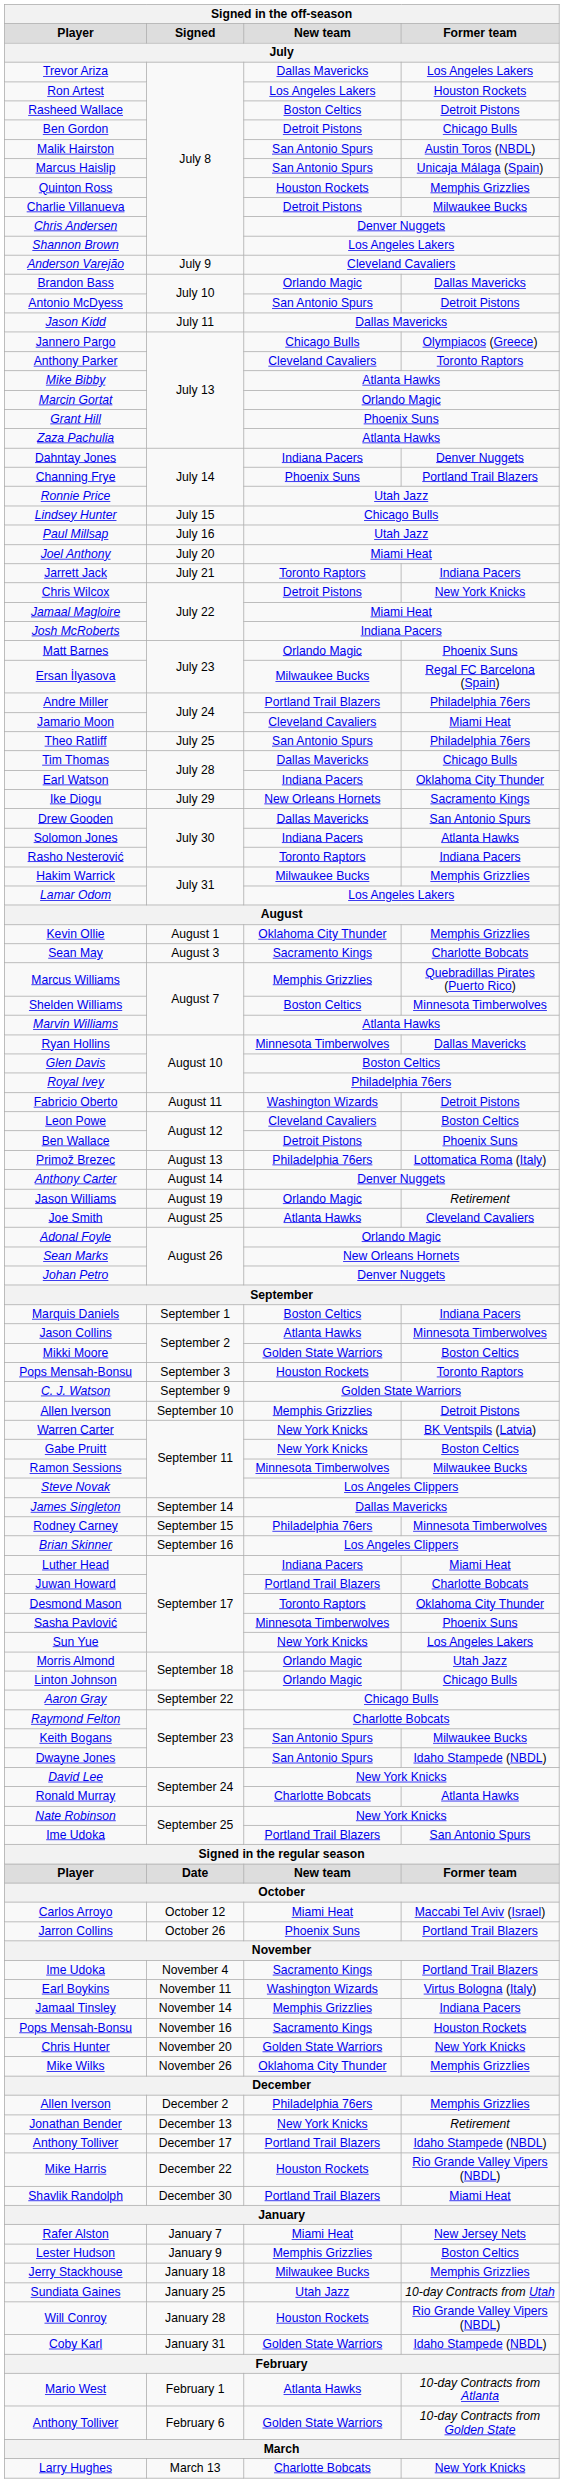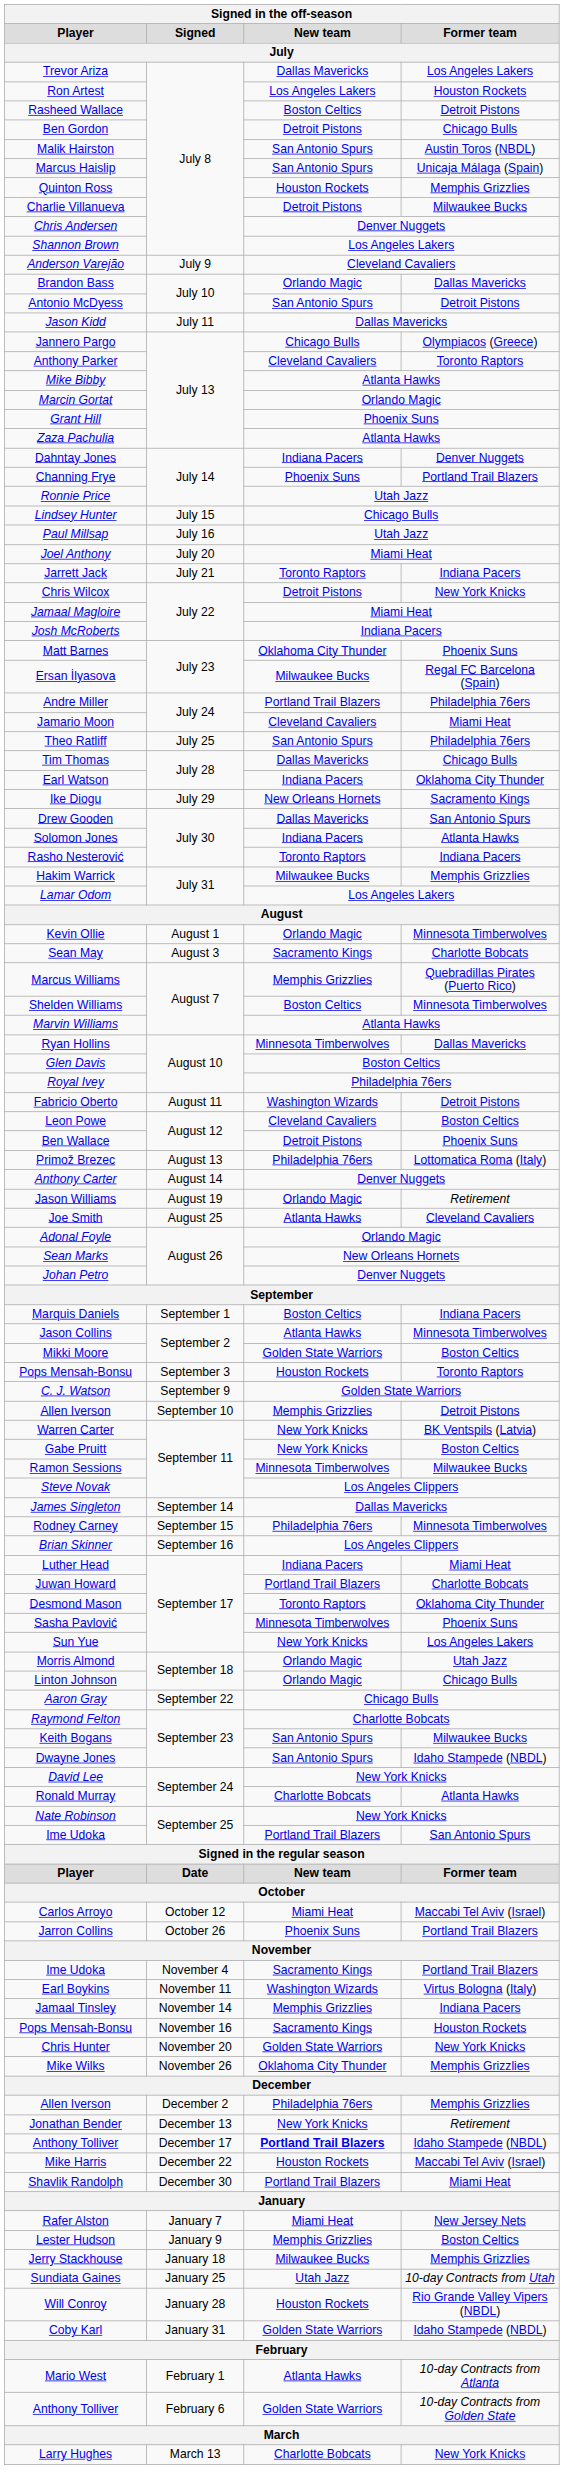(322, 650) Orlando Magic -> (322, 650) Oklahoma City Thunder
(322, 934) Oklahoma City Thunder -> (322, 934) Orlando Magic
(480, 934) Memphis Grizzlies -> (480, 934) Minnesota Timberwolves
(322, 2143) normal -> (322, 2143) bold
(480, 2169) Rio Grande Valley Vipers (NBDL) -> (480, 2162) Maccabi Tel Aviv (Israel)
